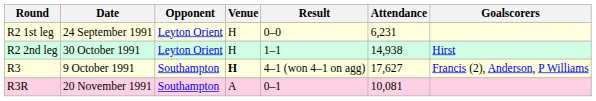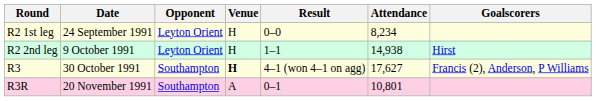(384, 31) 6,231 -> (384, 31) 8,234
(102, 50) 30 October 1991 -> (99, 50) 9 October 1991
(99, 68) 9 October 1991 -> (102, 68) 30 October 1991
(387, 86) 10,081 -> (387, 86) 10,801
